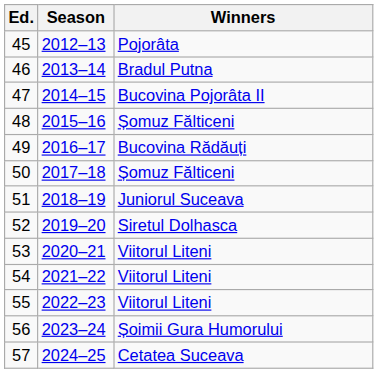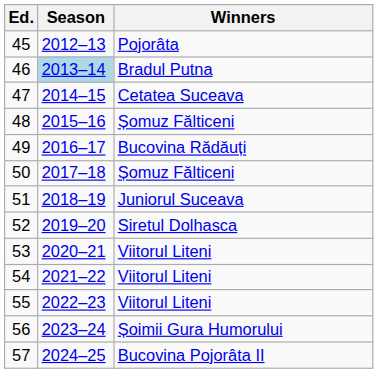(74, 70) no background -> (74, 70) lightblue background
(191, 96) Bucovina Pojorâta II -> (181, 96) Cetatea Suceava
(181, 355) Cetatea Suceava -> (191, 355) Bucovina Pojorâta II
